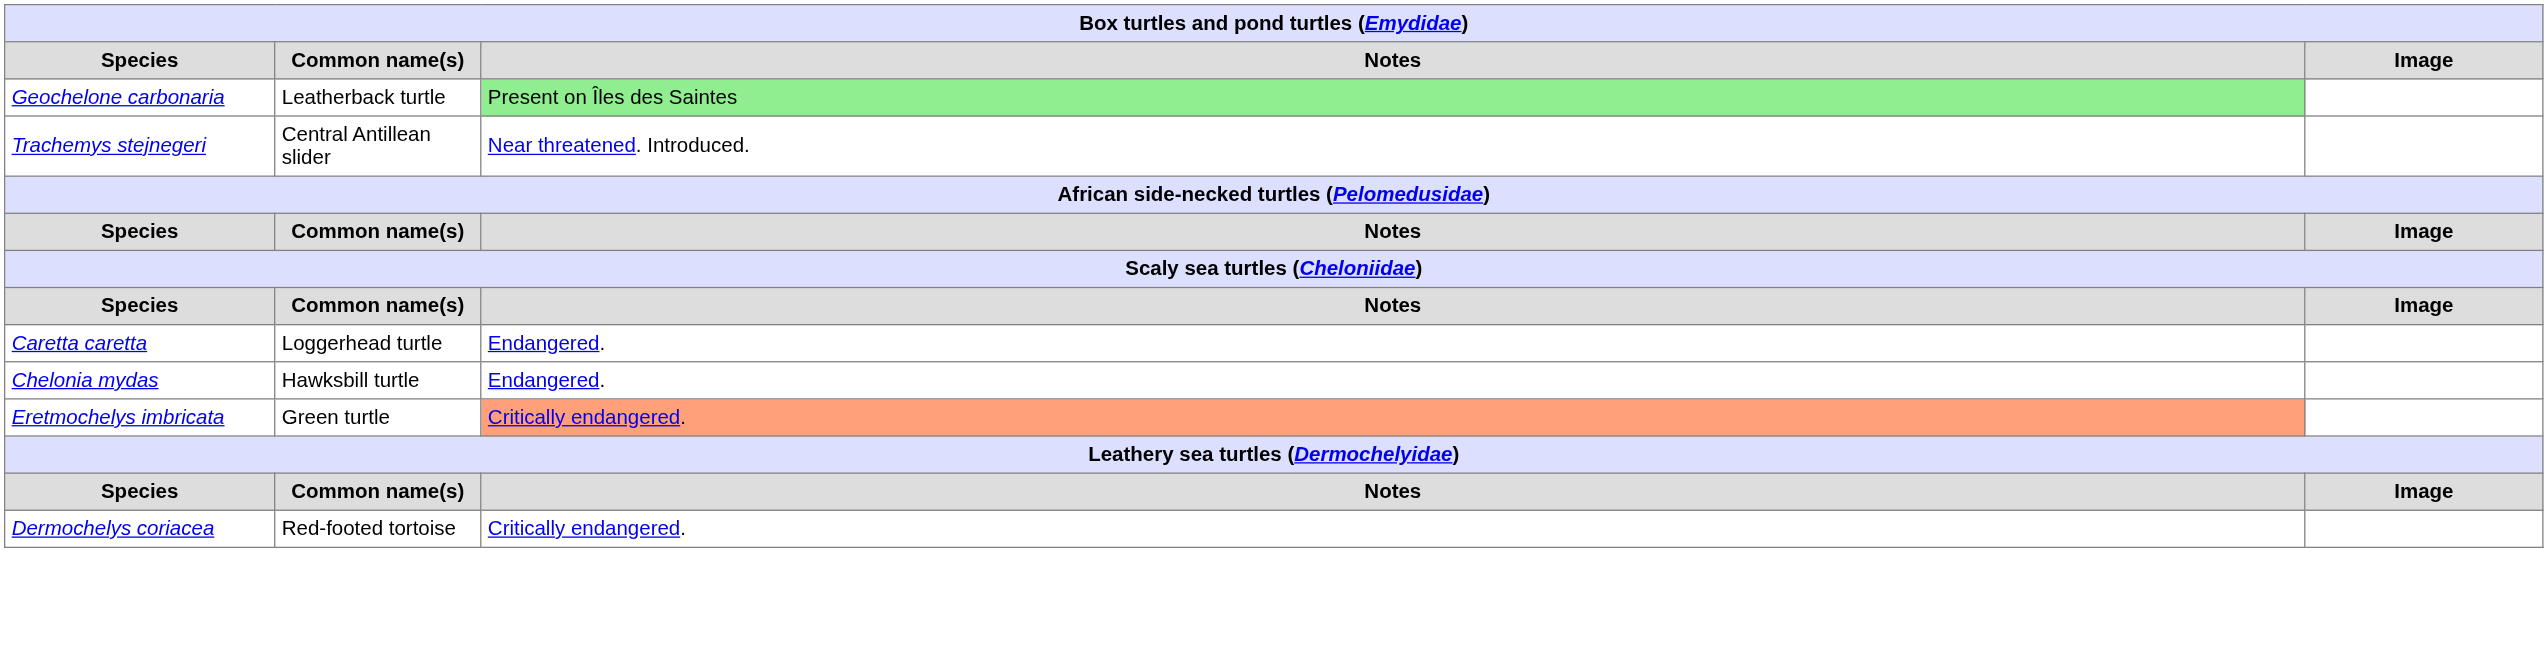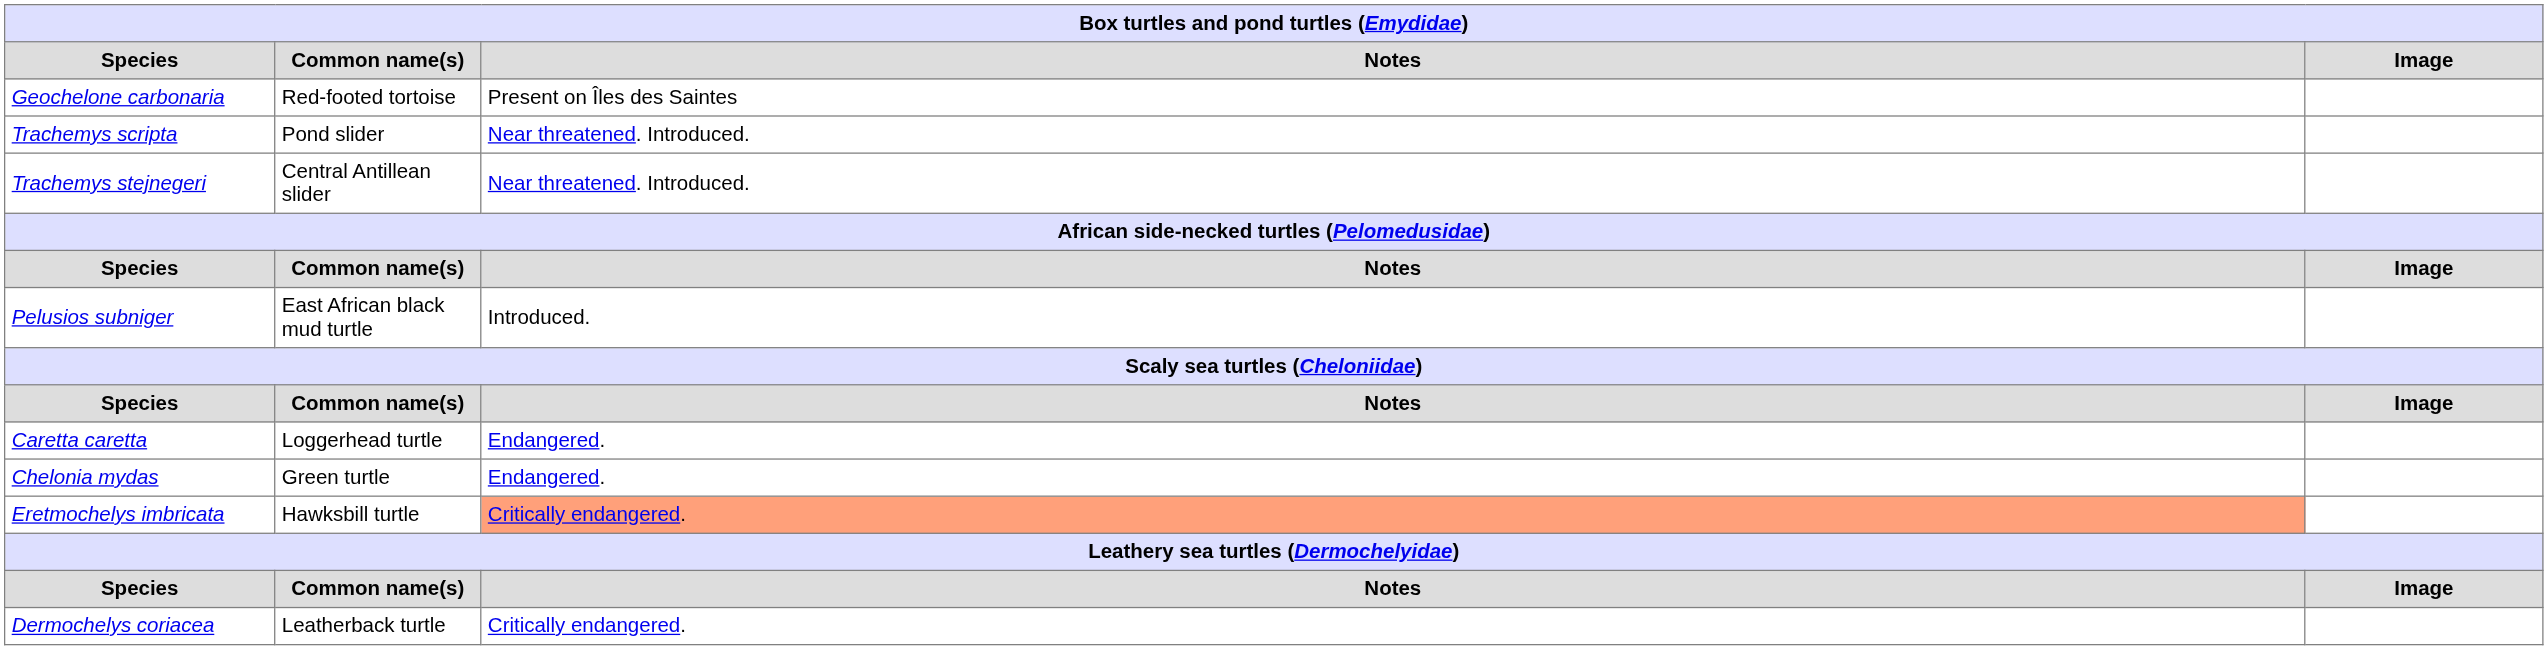(364, 97) Leatherback turtle -> (369, 97) Red-footed tortoise
(612, 97) lightgreen background -> (612, 97) no background
+ row: (95, 134)
+ row: (93, 317)
(351, 380) Hawksbill turtle -> (336, 477) Green turtle
(336, 417) Green turtle -> (351, 514) Hawksbill turtle
(369, 528) Red-footed tortoise -> (364, 625) Leatherback turtle
